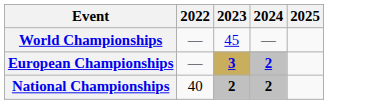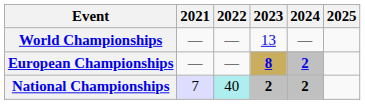+ column: (195, 16)
(232, 39) 45 -> (268, 39) 13
(232, 63) 3 -> (268, 63) 8
(195, 87) no background -> (232, 87) paleturquoise background
